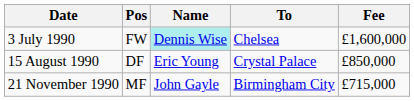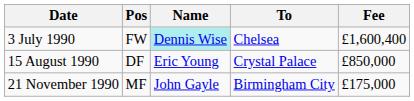(374, 38) £1,600,000 -> (374, 38) £1,600,400
(368, 84) £715,000 -> (368, 84) £175,000
